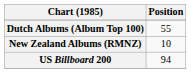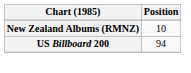- row: (75, 28)
